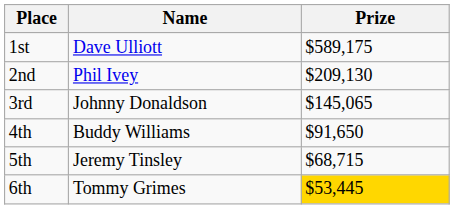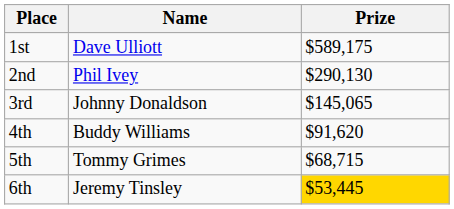(339, 75) $209,130 -> (339, 75) $290,130
(334, 132) $91,650 -> (334, 132) $91,620
(127, 160) Jeremy Tinsley -> (129, 160) Tommy Grimes
(129, 189) Tommy Grimes -> (127, 189) Jeremy Tinsley
